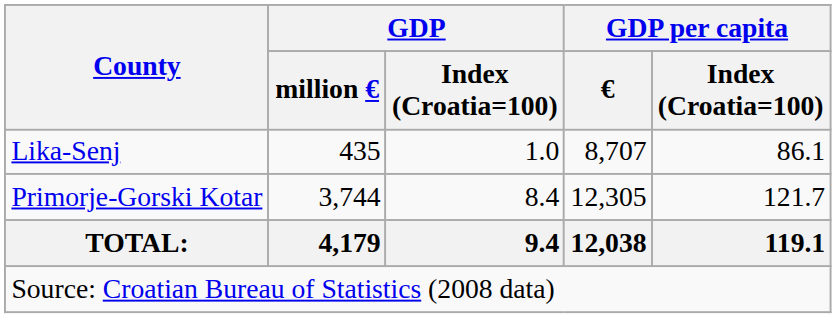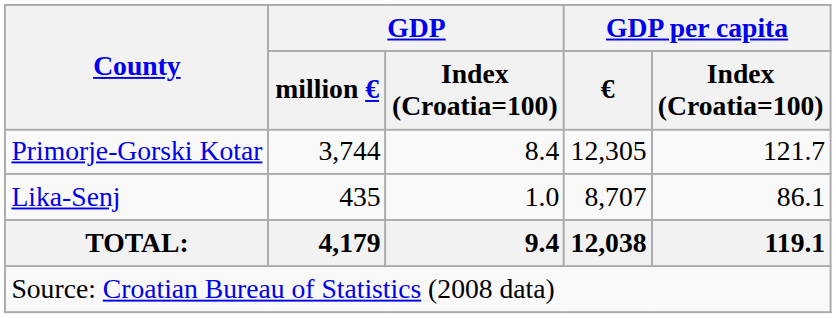rows swapped: (66, 151) <-> (137, 196)
